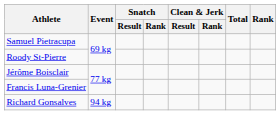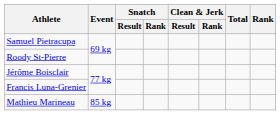+ row: (41, 102)
- row: (41, 102)
